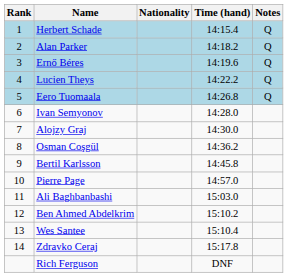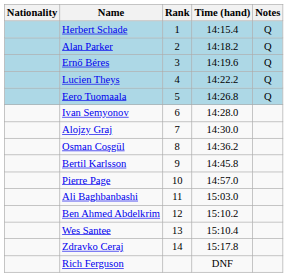columns swapped: (19, 12) <-> (164, 12)
